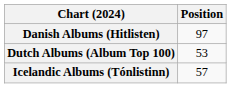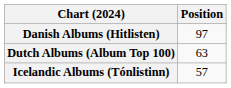(202, 53) 53 -> (202, 53) 63
